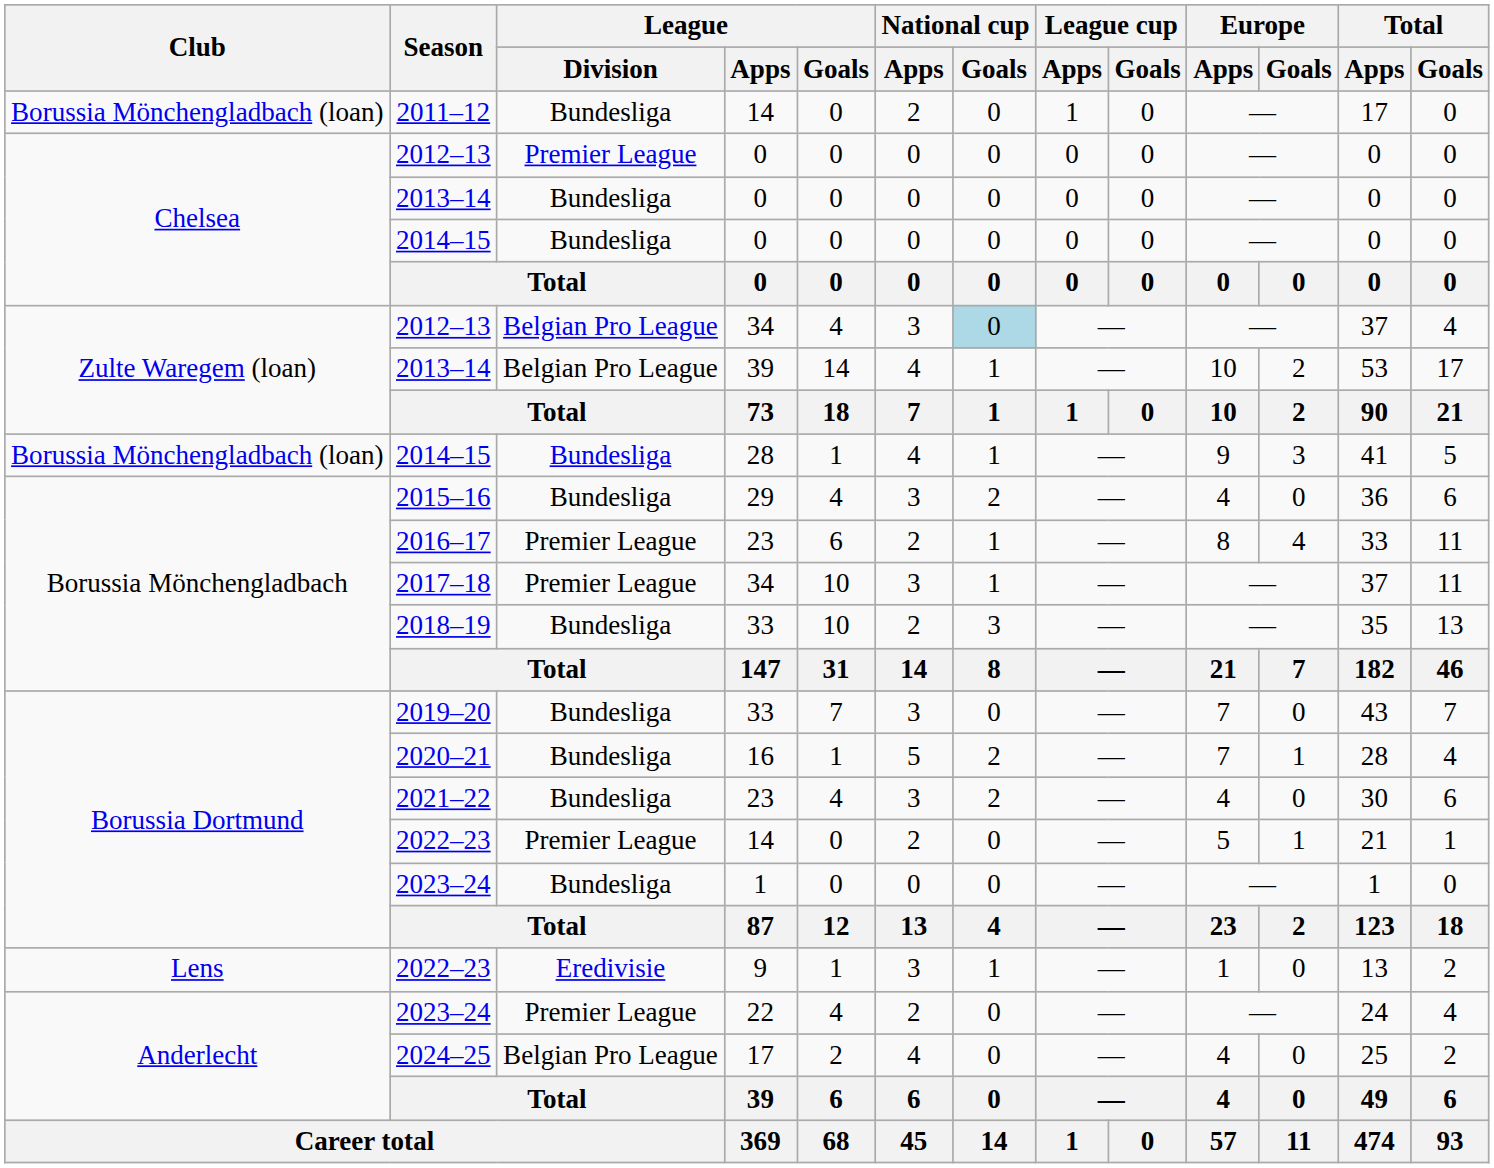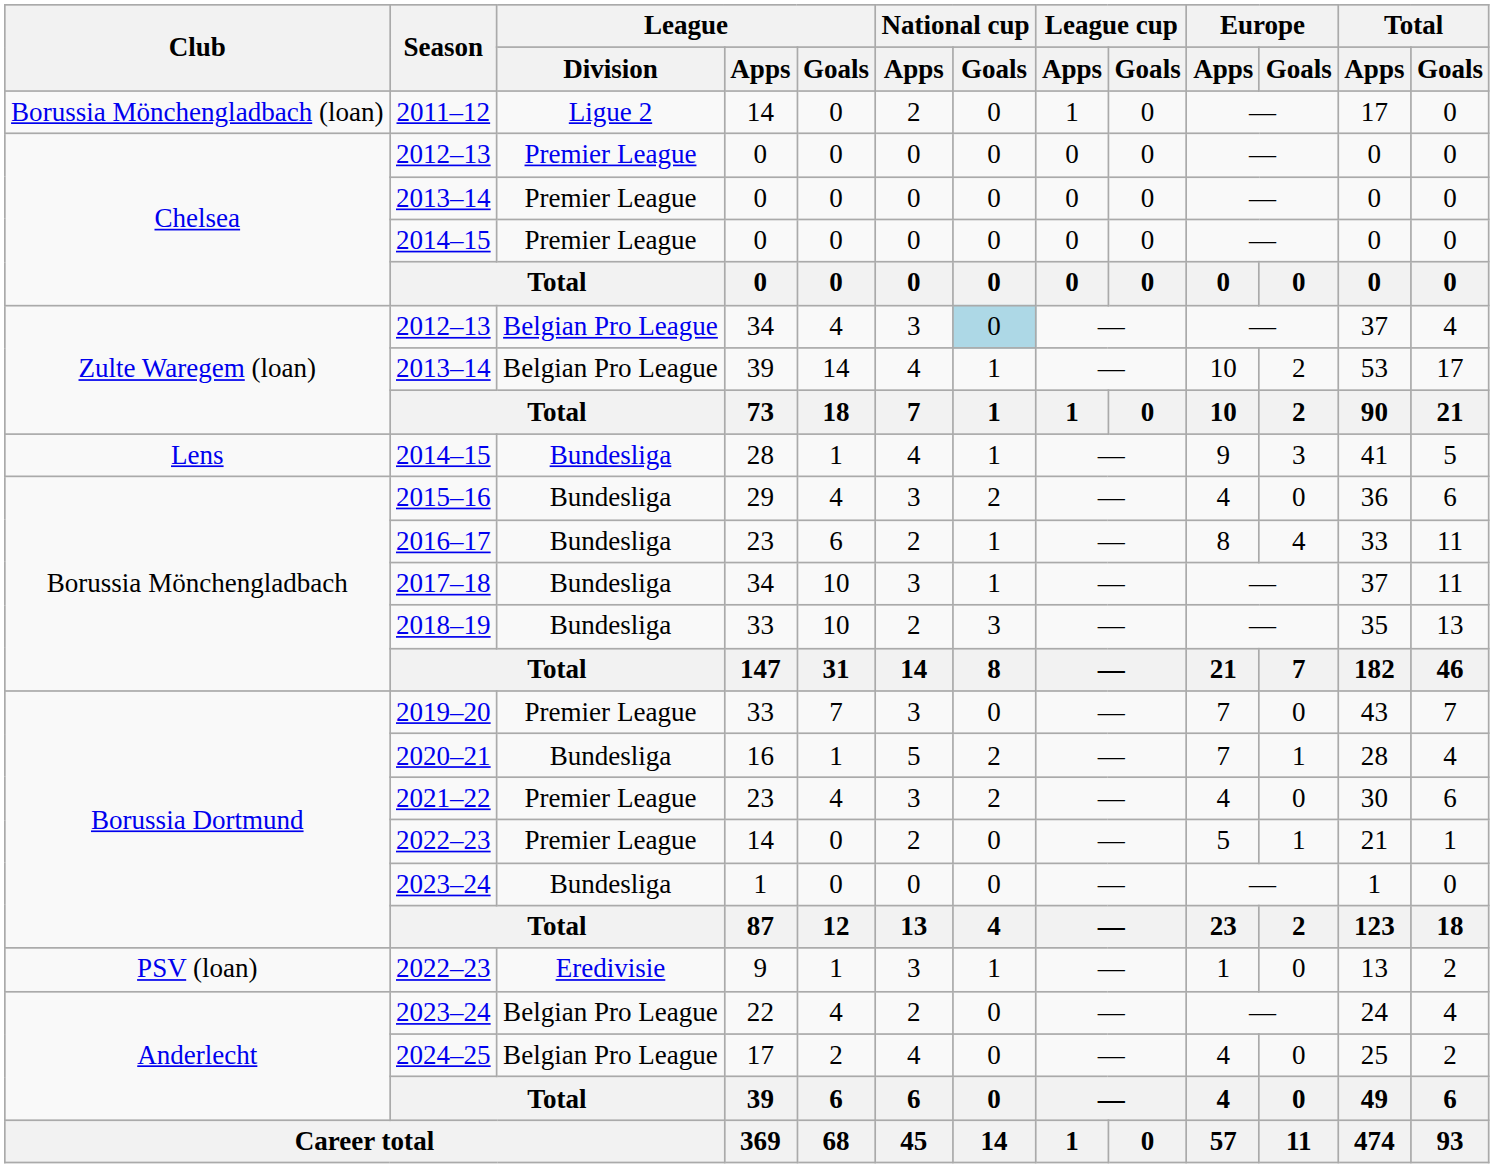(610, 111) Bundesliga -> (610, 111) Ligue 2
(610, 197) Bundesliga -> (610, 197) Premier League
(610, 240) Bundesliga -> (610, 240) Premier League
(197, 454) Borussia Mönchengladbach (loan) -> (197, 454) Lens
(610, 540) Premier League -> (610, 540) Bundesliga
(610, 583) Premier League -> (610, 583) Bundesliga
(610, 712) Bundesliga -> (610, 712) Premier League
(610, 797) Bundesliga -> (610, 797) Premier League
(197, 969) Lens -> (197, 969) PSV (loan)
(610, 1012) Premier League -> (610, 1012) Belgian Pro League
